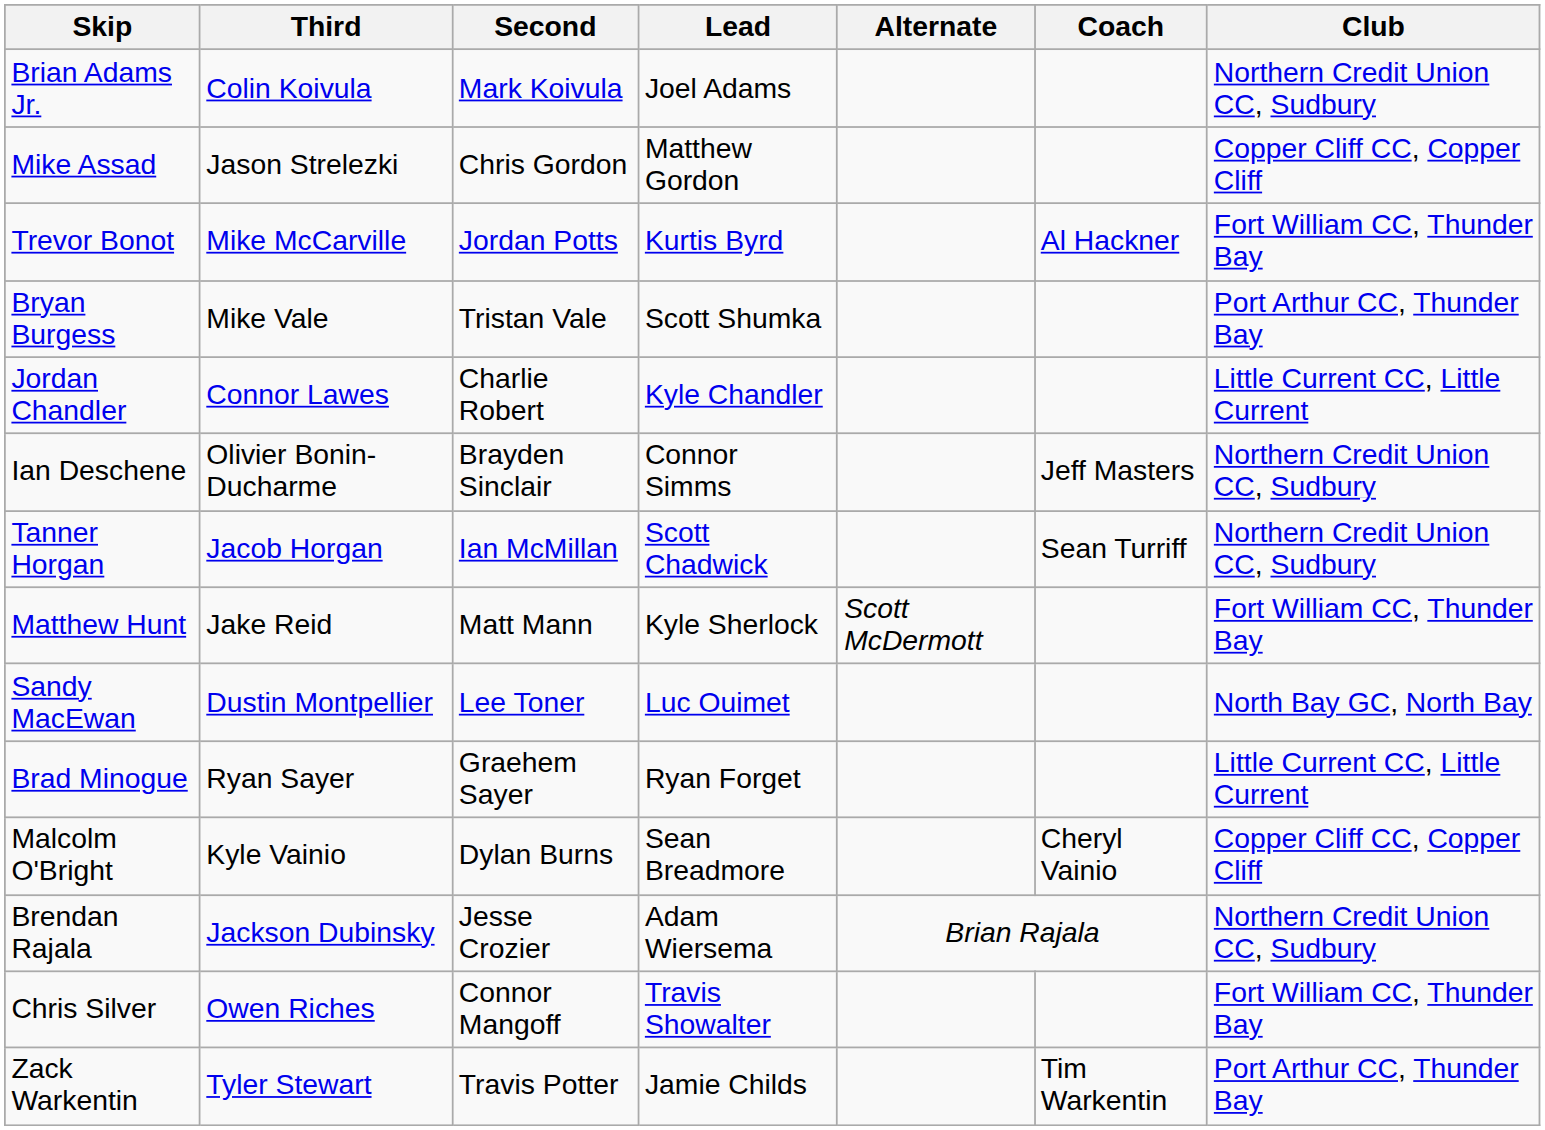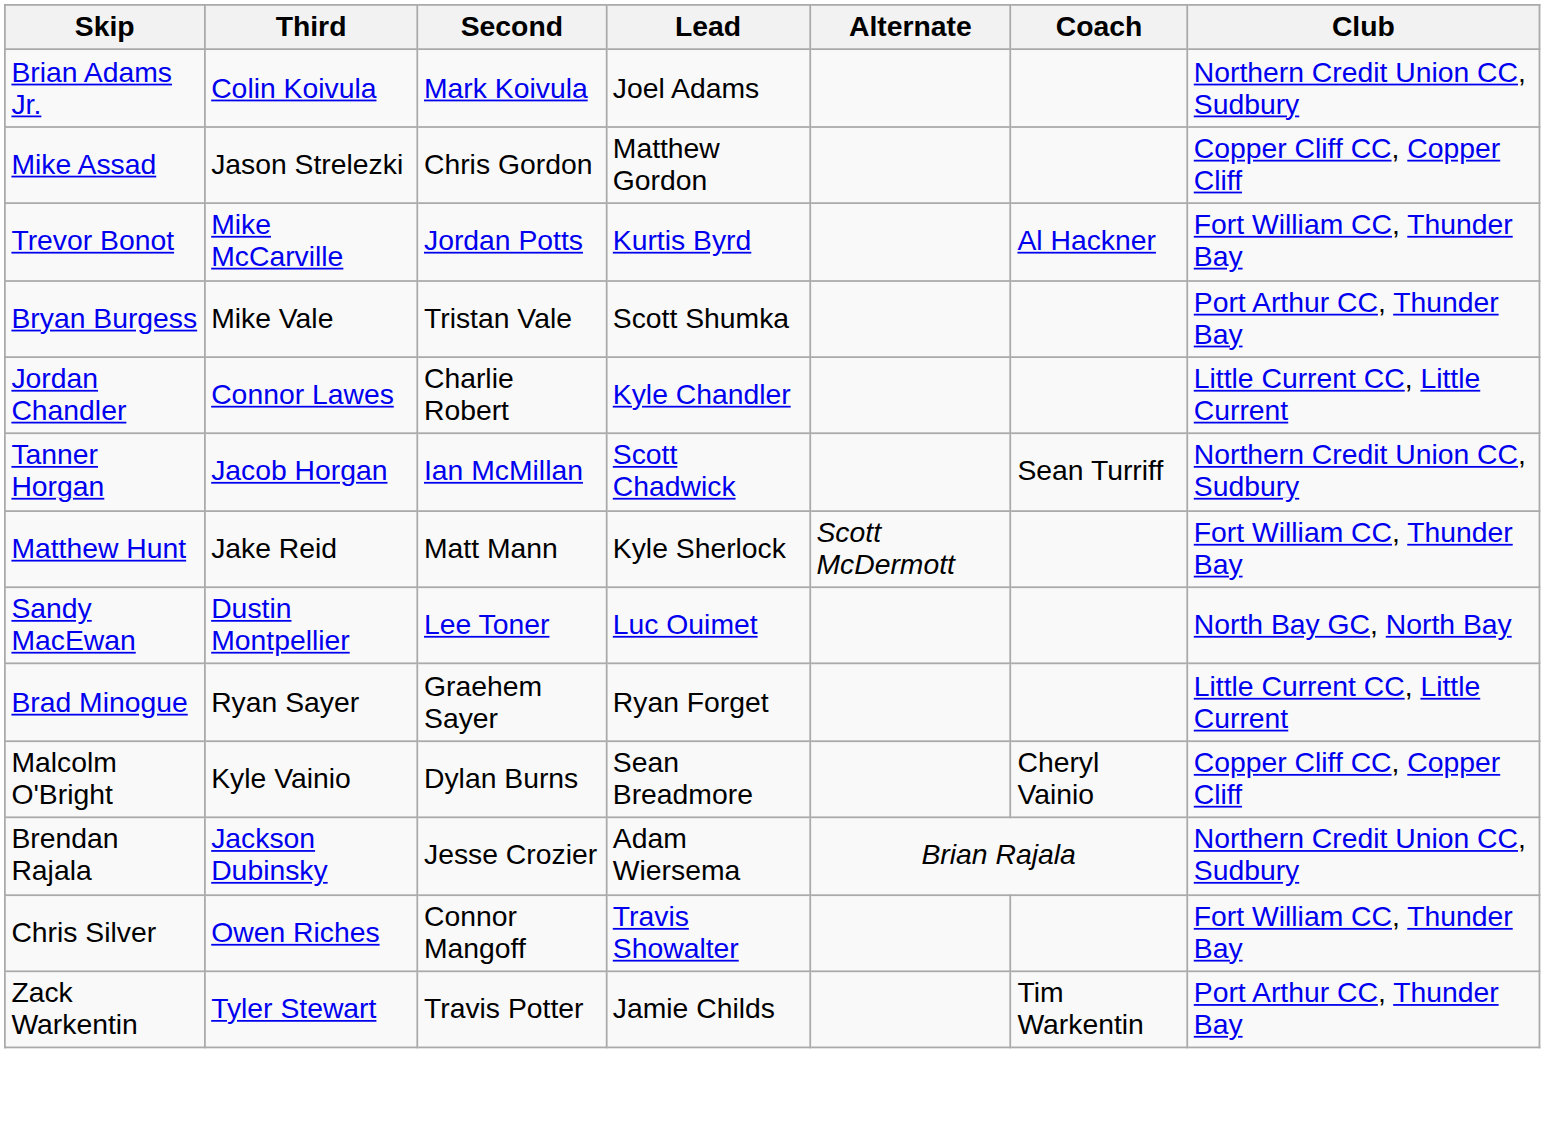- row: (99, 471)
